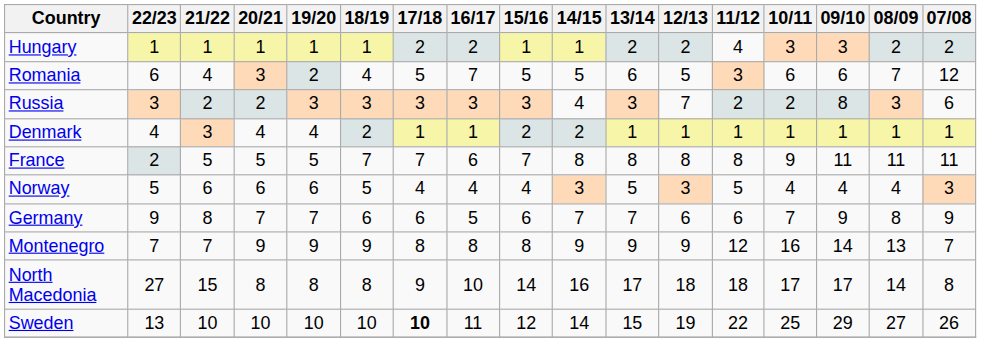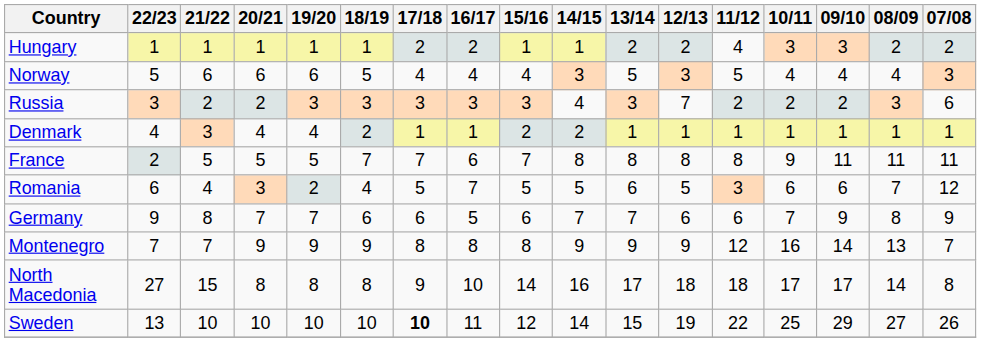rows swapped: (45, 75) <-> (39, 189)
(843, 103) 8 -> (843, 103) 2
